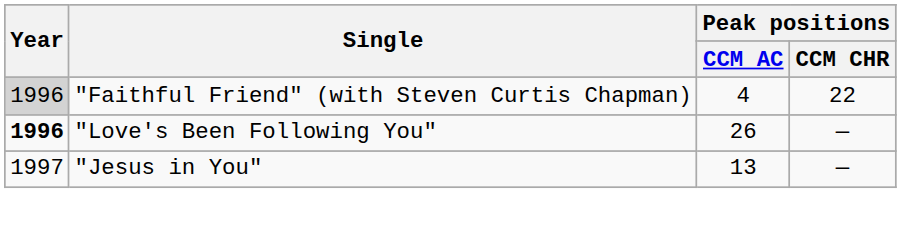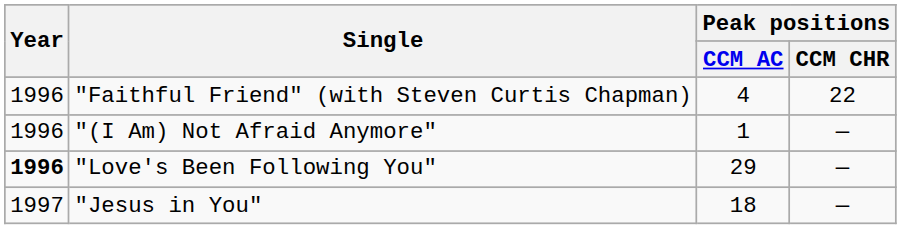(37, 96) lightgrey background -> (37, 96) no background
+ row: (256, 132)
(743, 132) 26 -> (743, 169) 29
(743, 169) 13 -> (743, 205) 18
